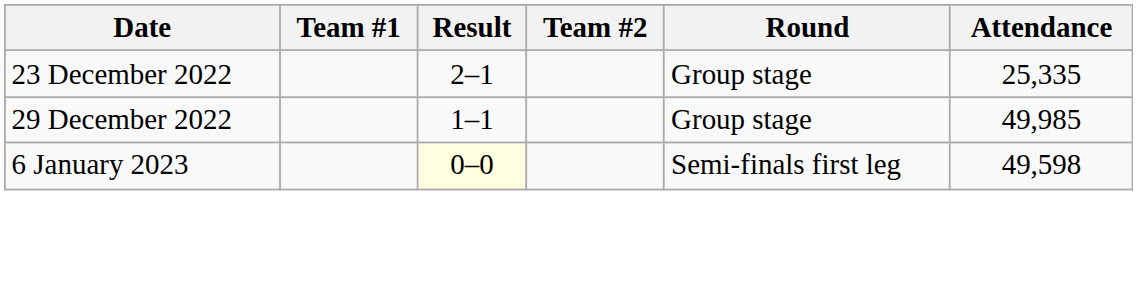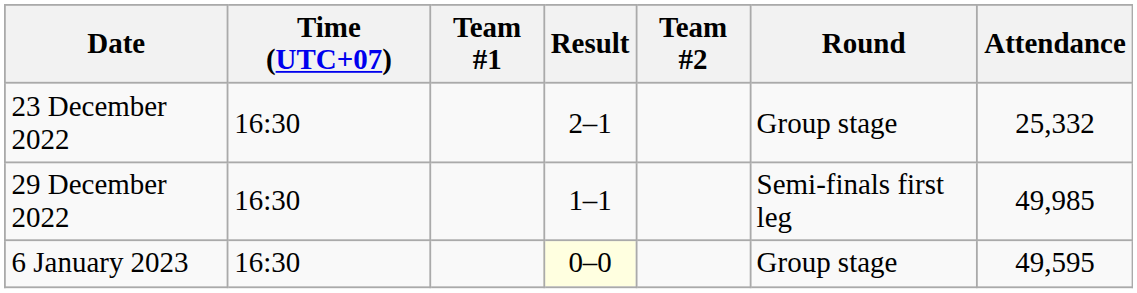+ column: (329, 43)
(1041, 73) 25,335 -> (1055, 122) 25,332
(741, 119) Group stage -> (850, 200) Semi-finals first leg
(786, 165) Semi-finals first leg -> (827, 262) Group stage
(1041, 165) 49,598 -> (1055, 262) 49,595
